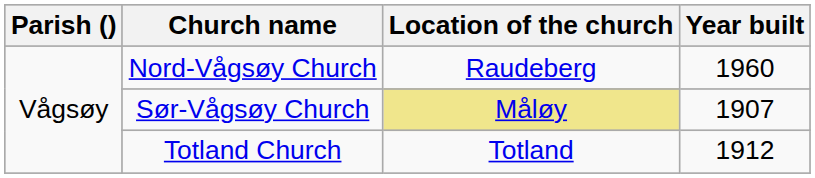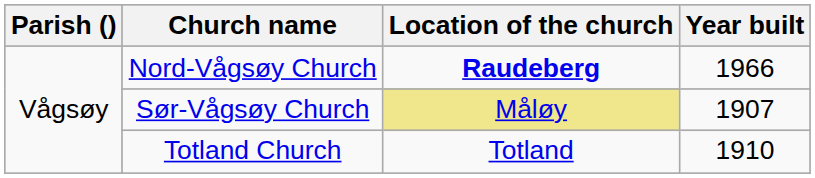(531, 67) normal -> (531, 67) bold
(745, 67) 1960 -> (745, 67) 1966
(745, 151) 1912 -> (745, 151) 1910
